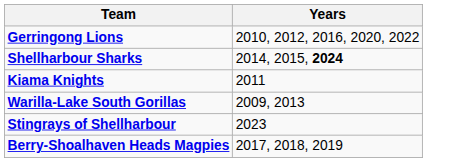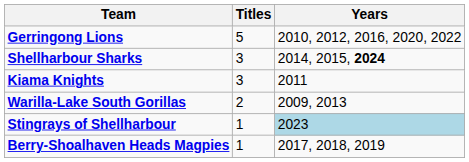+ column: (254, 15)
(251, 124) no background -> (293, 124) lightblue background
